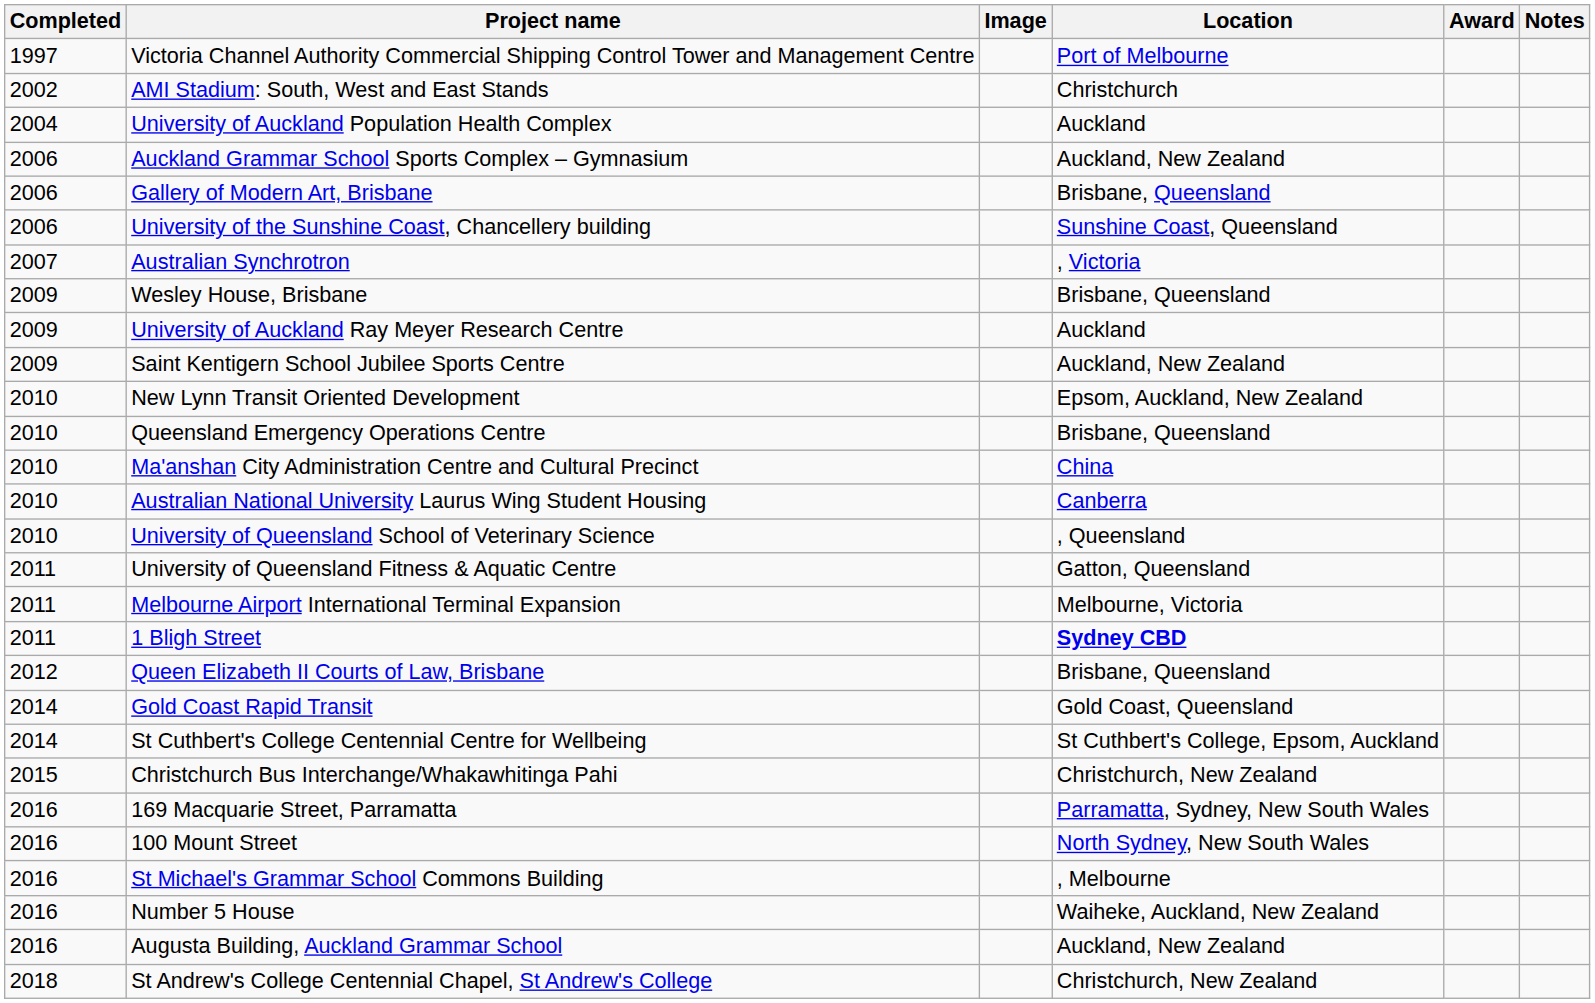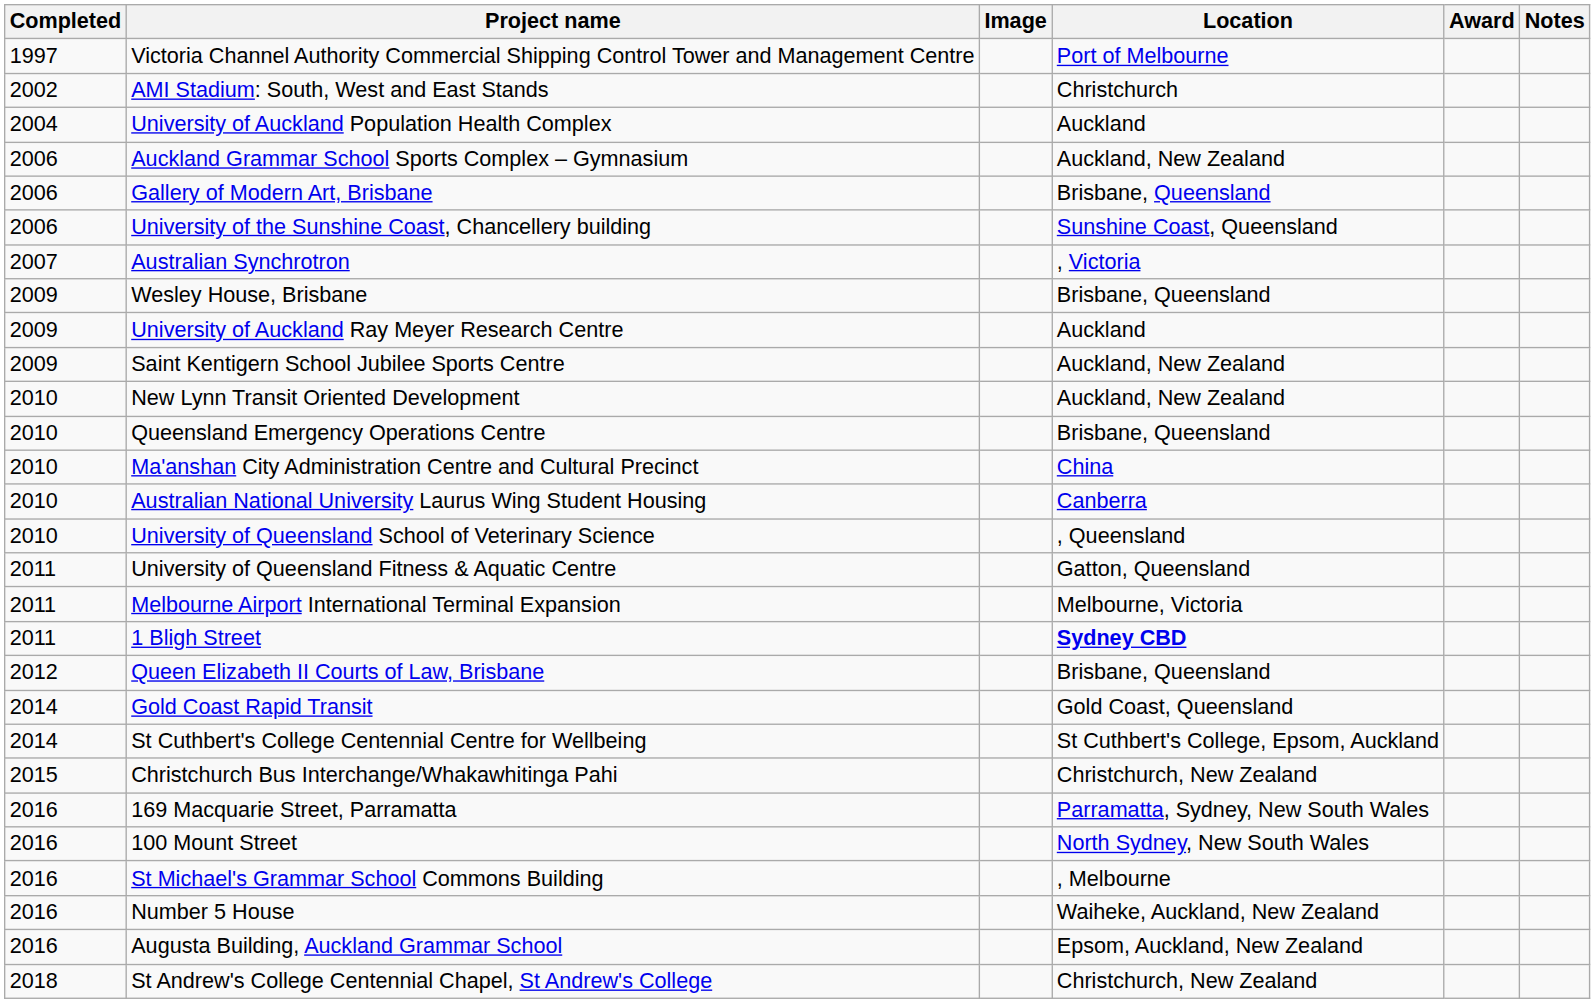(1210, 398) Epsom, Auckland, New Zealand -> (1171, 398) Auckland, New Zealand
(1171, 946) Auckland, New Zealand -> (1210, 946) Epsom, Auckland, New Zealand
